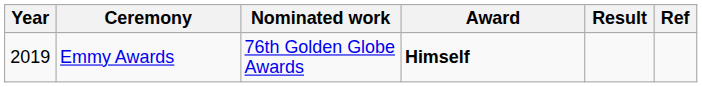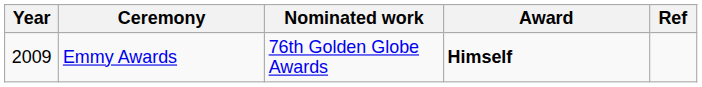- column: (620, 18)
(30, 57) 2019 -> (32, 57) 2009
